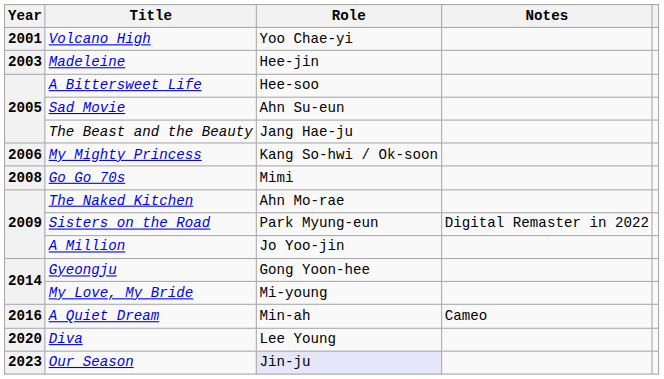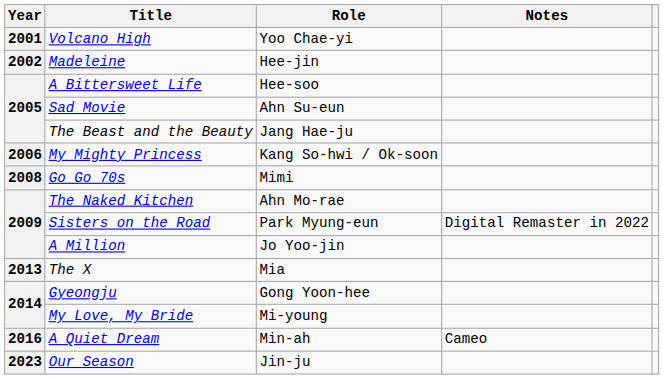(25, 62) 2003 -> (25, 62) 2002
+ row: (70, 270)
- row: (66, 339)
(285, 363) lavender background -> (285, 363) no background
